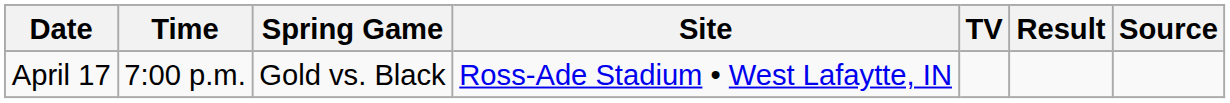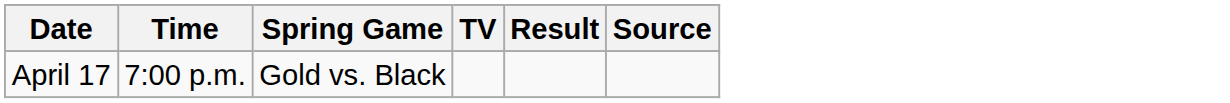- column: (706, 28)
